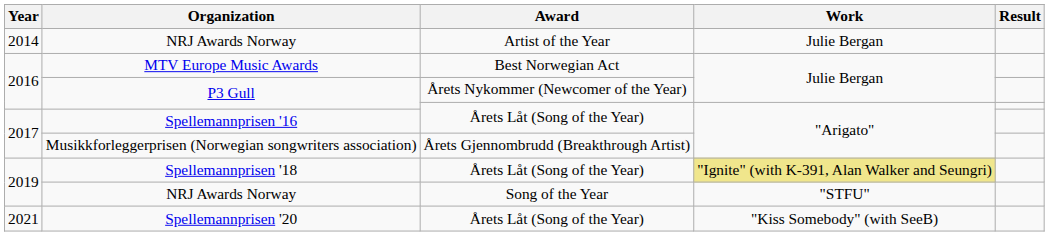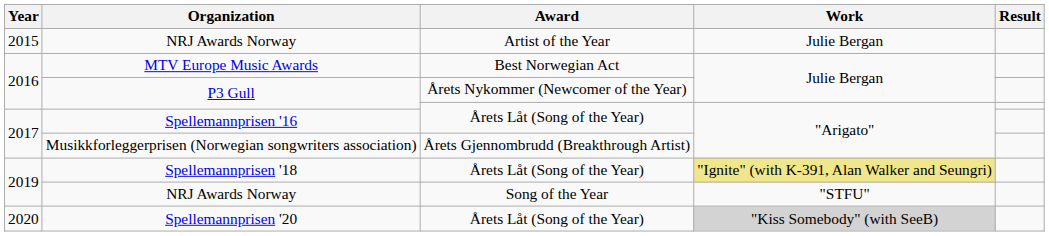(23, 41) 2014 -> (23, 41) 2015
(23, 218) 2021 -> (23, 218) 2020
(845, 218) no background -> (845, 218) lightgrey background
